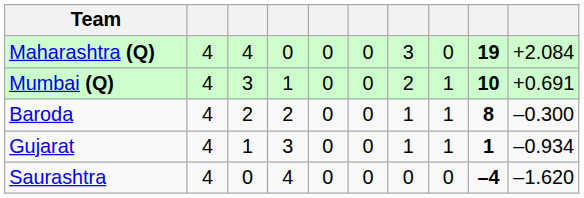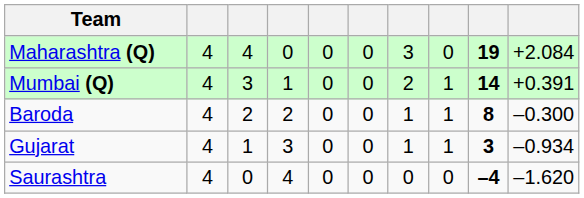(488, 83) 10 -> (488, 83) 14
(544, 83) +0.691 -> (544, 83) +0.391
(488, 146) 1 -> (488, 146) 3
